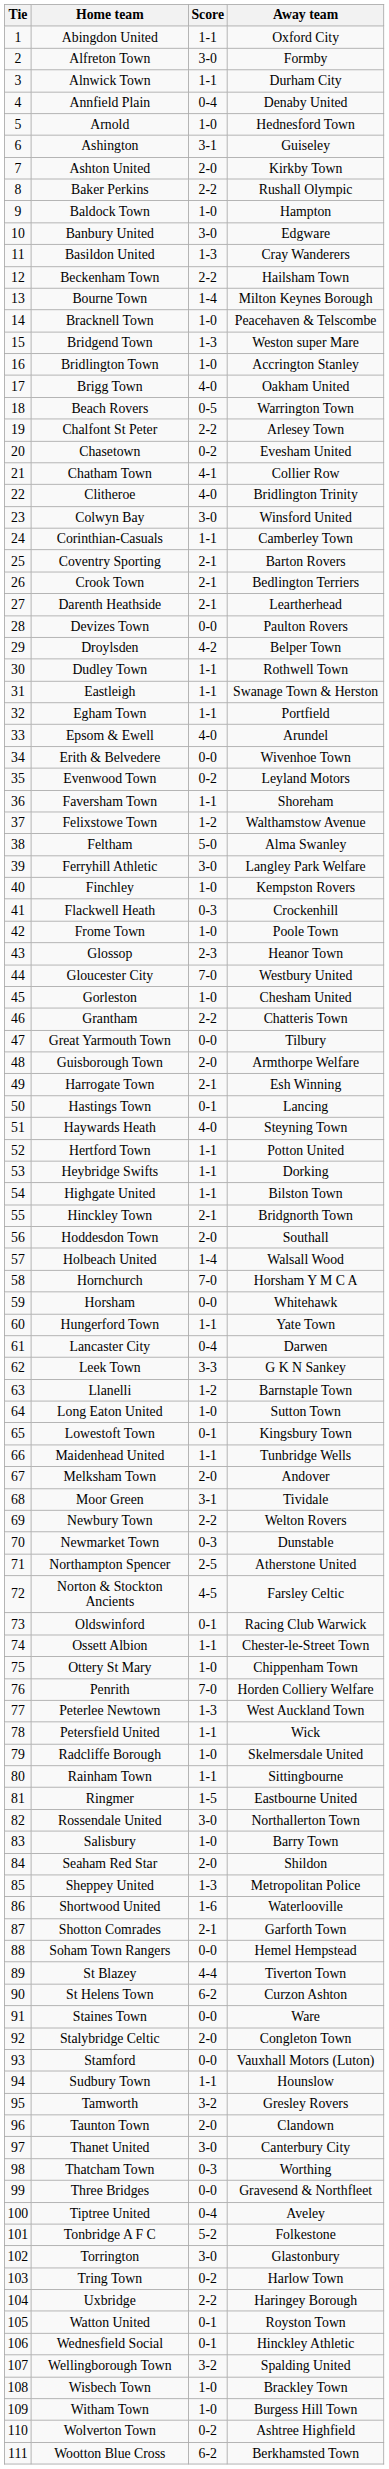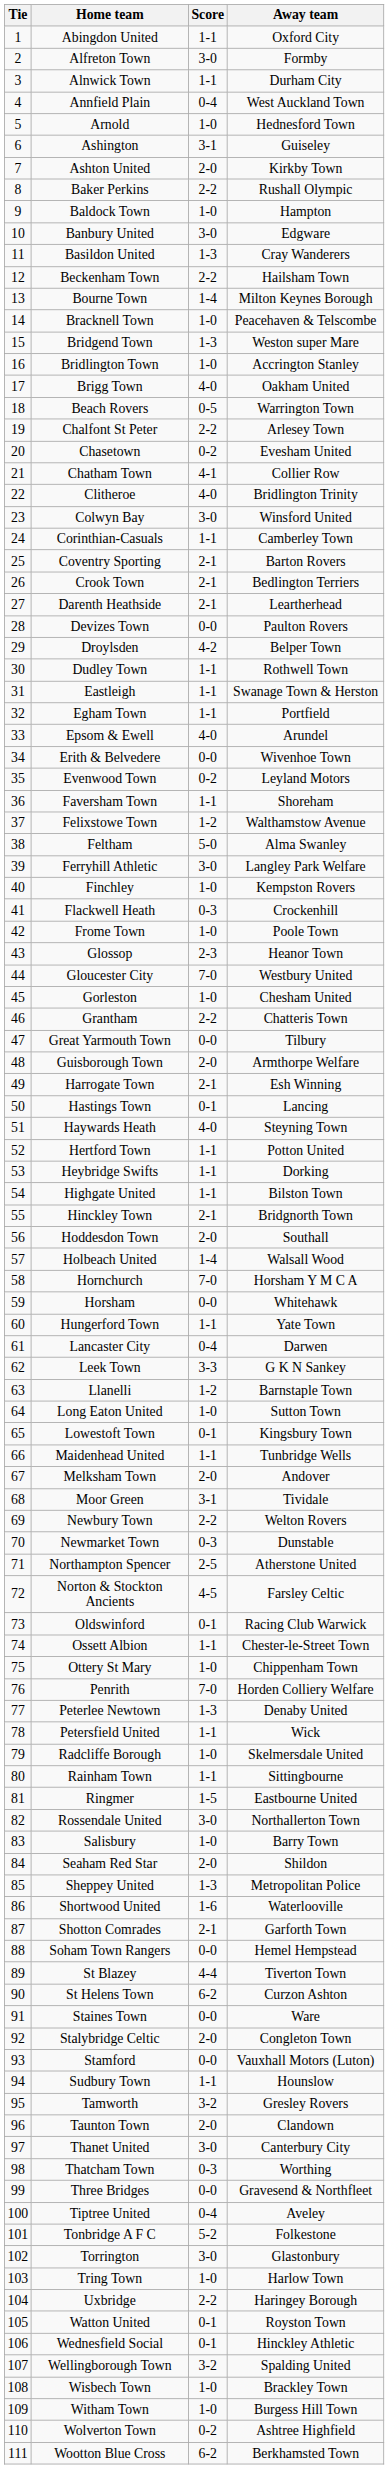(306, 102) Denaby United -> (306, 102) West Auckland Town
(306, 1711) West Auckland Town -> (306, 1711) Denaby United
(208, 2278) 0-2 -> (208, 2278) 1-0
